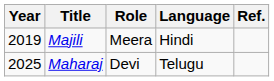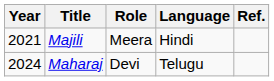(25, 40) 2019 -> (25, 40) 2021
(25, 64) 2025 -> (25, 64) 2024
